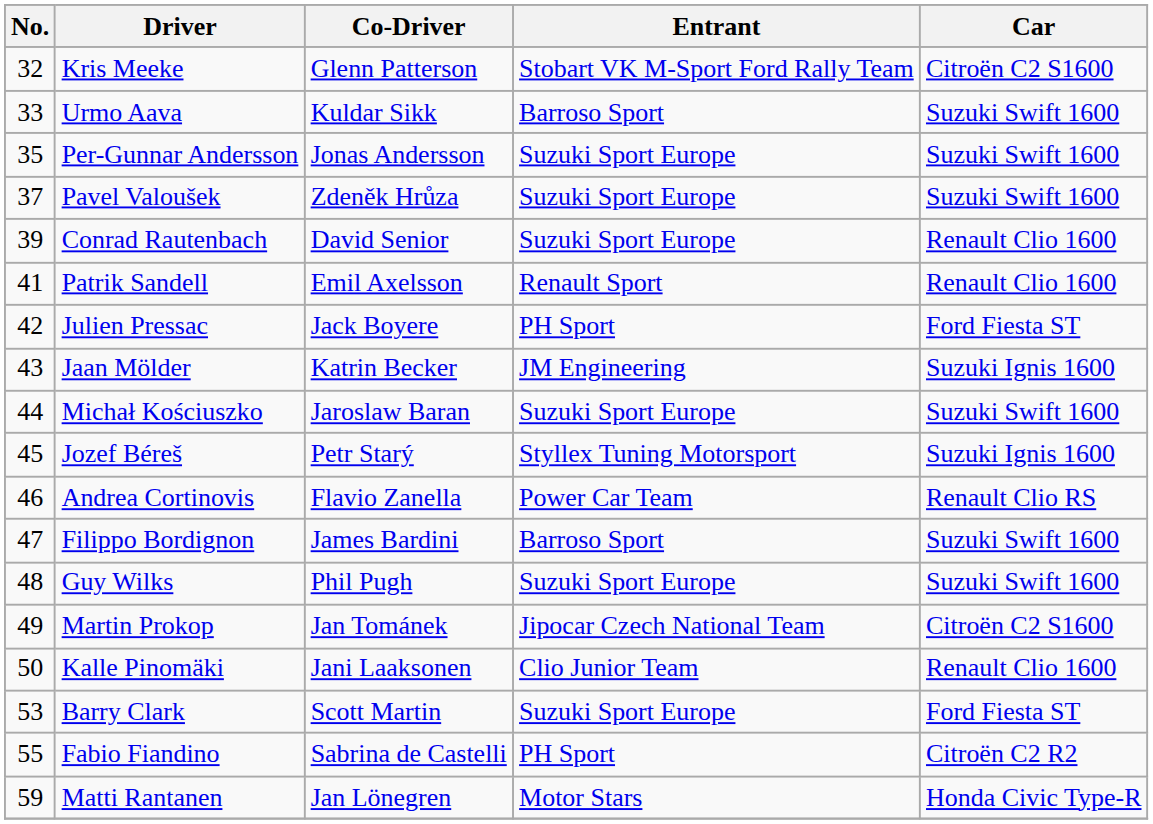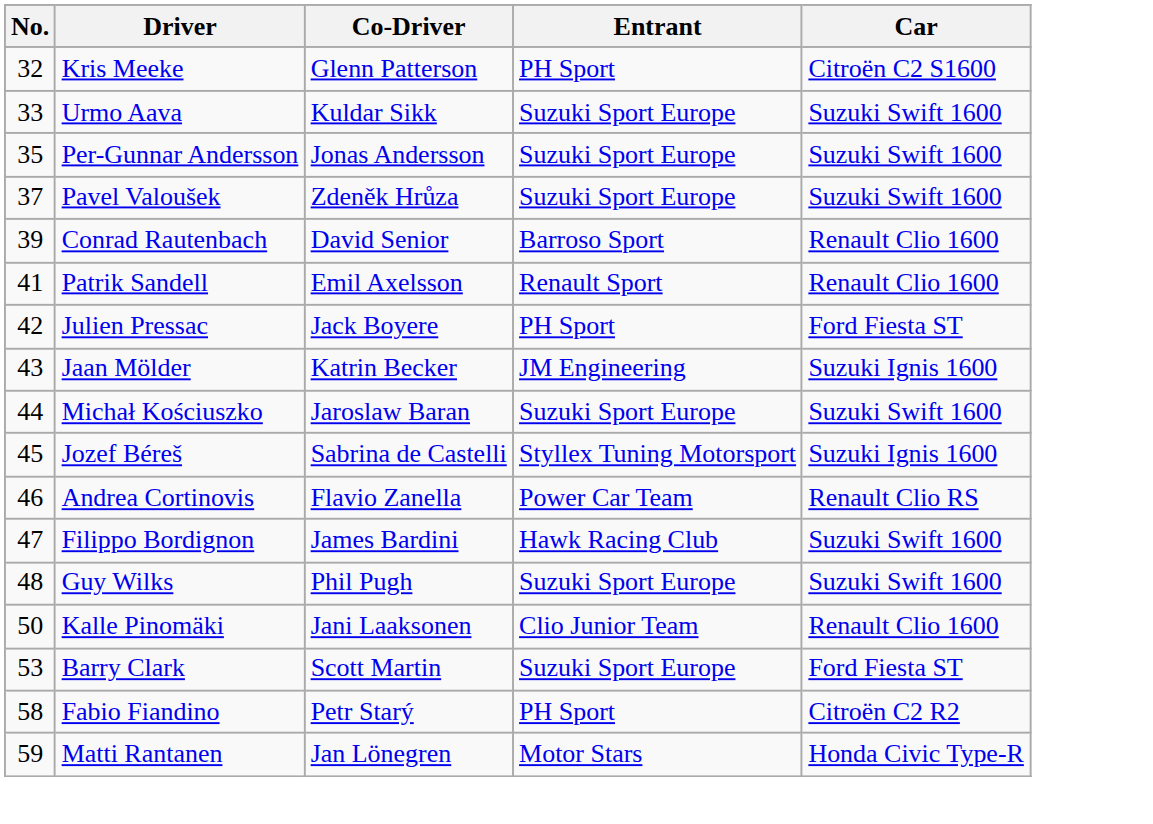(716, 68) Stobart VK M-Sport Ford Rally Team -> (567, 68) PH Sport
(592, 111) Barroso Sport -> (627, 111) Suzuki Sport Europe
(627, 239) Suzuki Sport Europe -> (592, 239) Barroso Sport
(362, 454) Petr Starý -> (409, 454) Sabrina de Castelli
(592, 539) Barroso Sport -> (619, 539) Hawk Racing Club
- row: (138, 625)
(30, 754) 55 -> (30, 711) 58
(409, 754) Sabrina de Castelli -> (362, 711) Petr Starý
